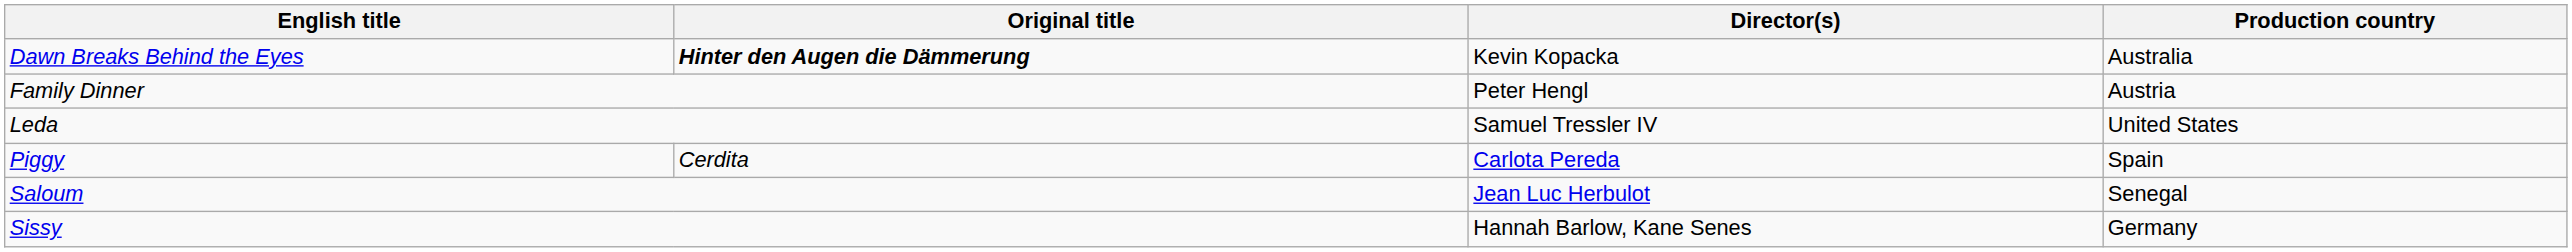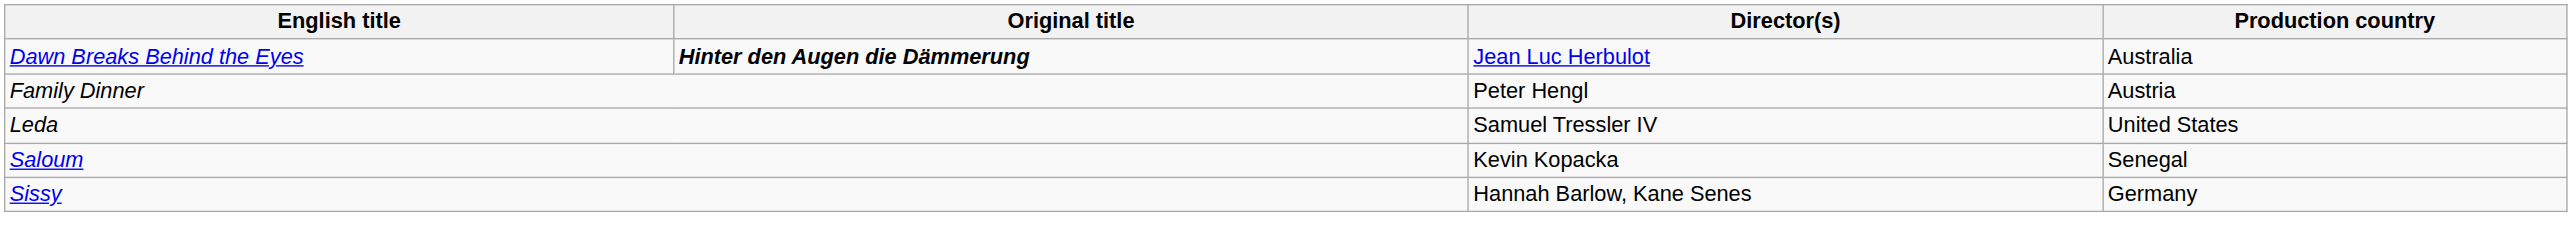(1546, 56) Kevin Kopacka -> (1562, 56) Jean Luc Herbulot
- row: (37, 159)
(1562, 194) Jean Luc Herbulot -> (1546, 159) Kevin Kopacka
